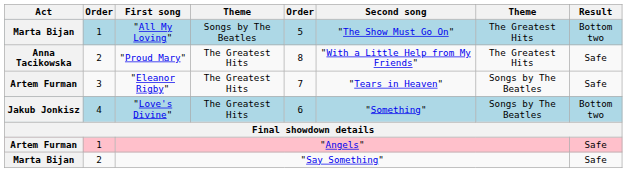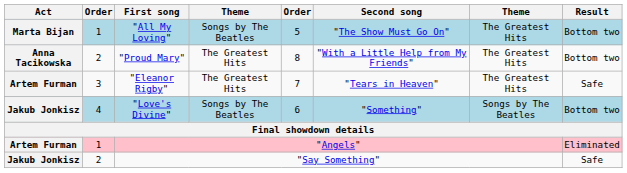(596, 58) Safe -> (592, 58) Bottom two
(522, 84) Songs by The Beatles -> (516, 84) The Greatest Hits
(237, 109) The Greatest Hits -> (235, 109) Songs by The Beatles
(596, 145) Safe -> (592, 145) Eliminated
(44, 160) Marta Bijan -> (43, 160) Jakub Jonkisz
